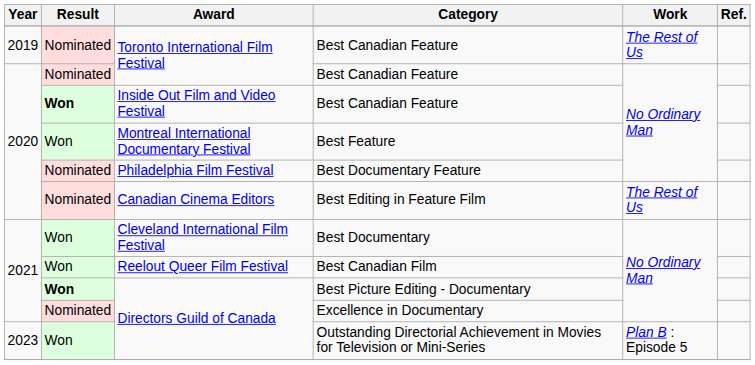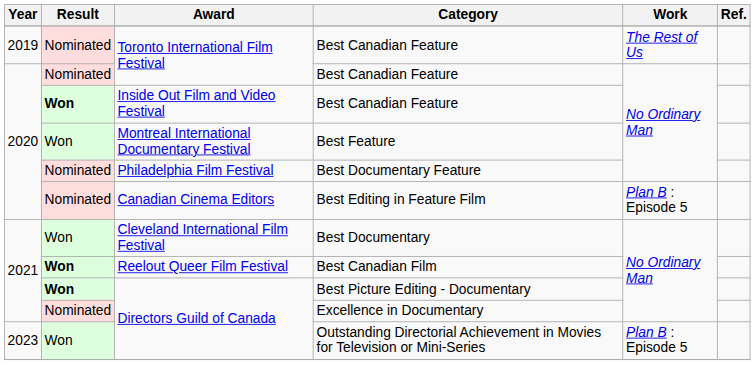(662, 200) The Rest of Us -> (657, 200) Plan B : Episode 5
(59, 267) normal -> (59, 267) bold
